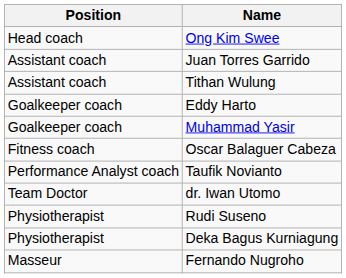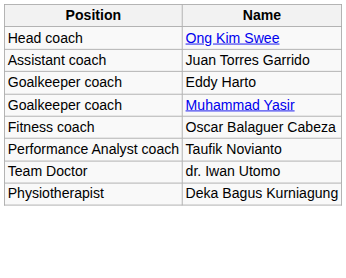- row: (231, 82)
- row: (226, 216)
- row: (245, 261)
